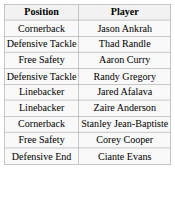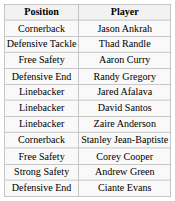(42, 76) Defensive Tackle -> (42, 76) Defensive End
+ row: (125, 108)
+ row: (125, 172)
